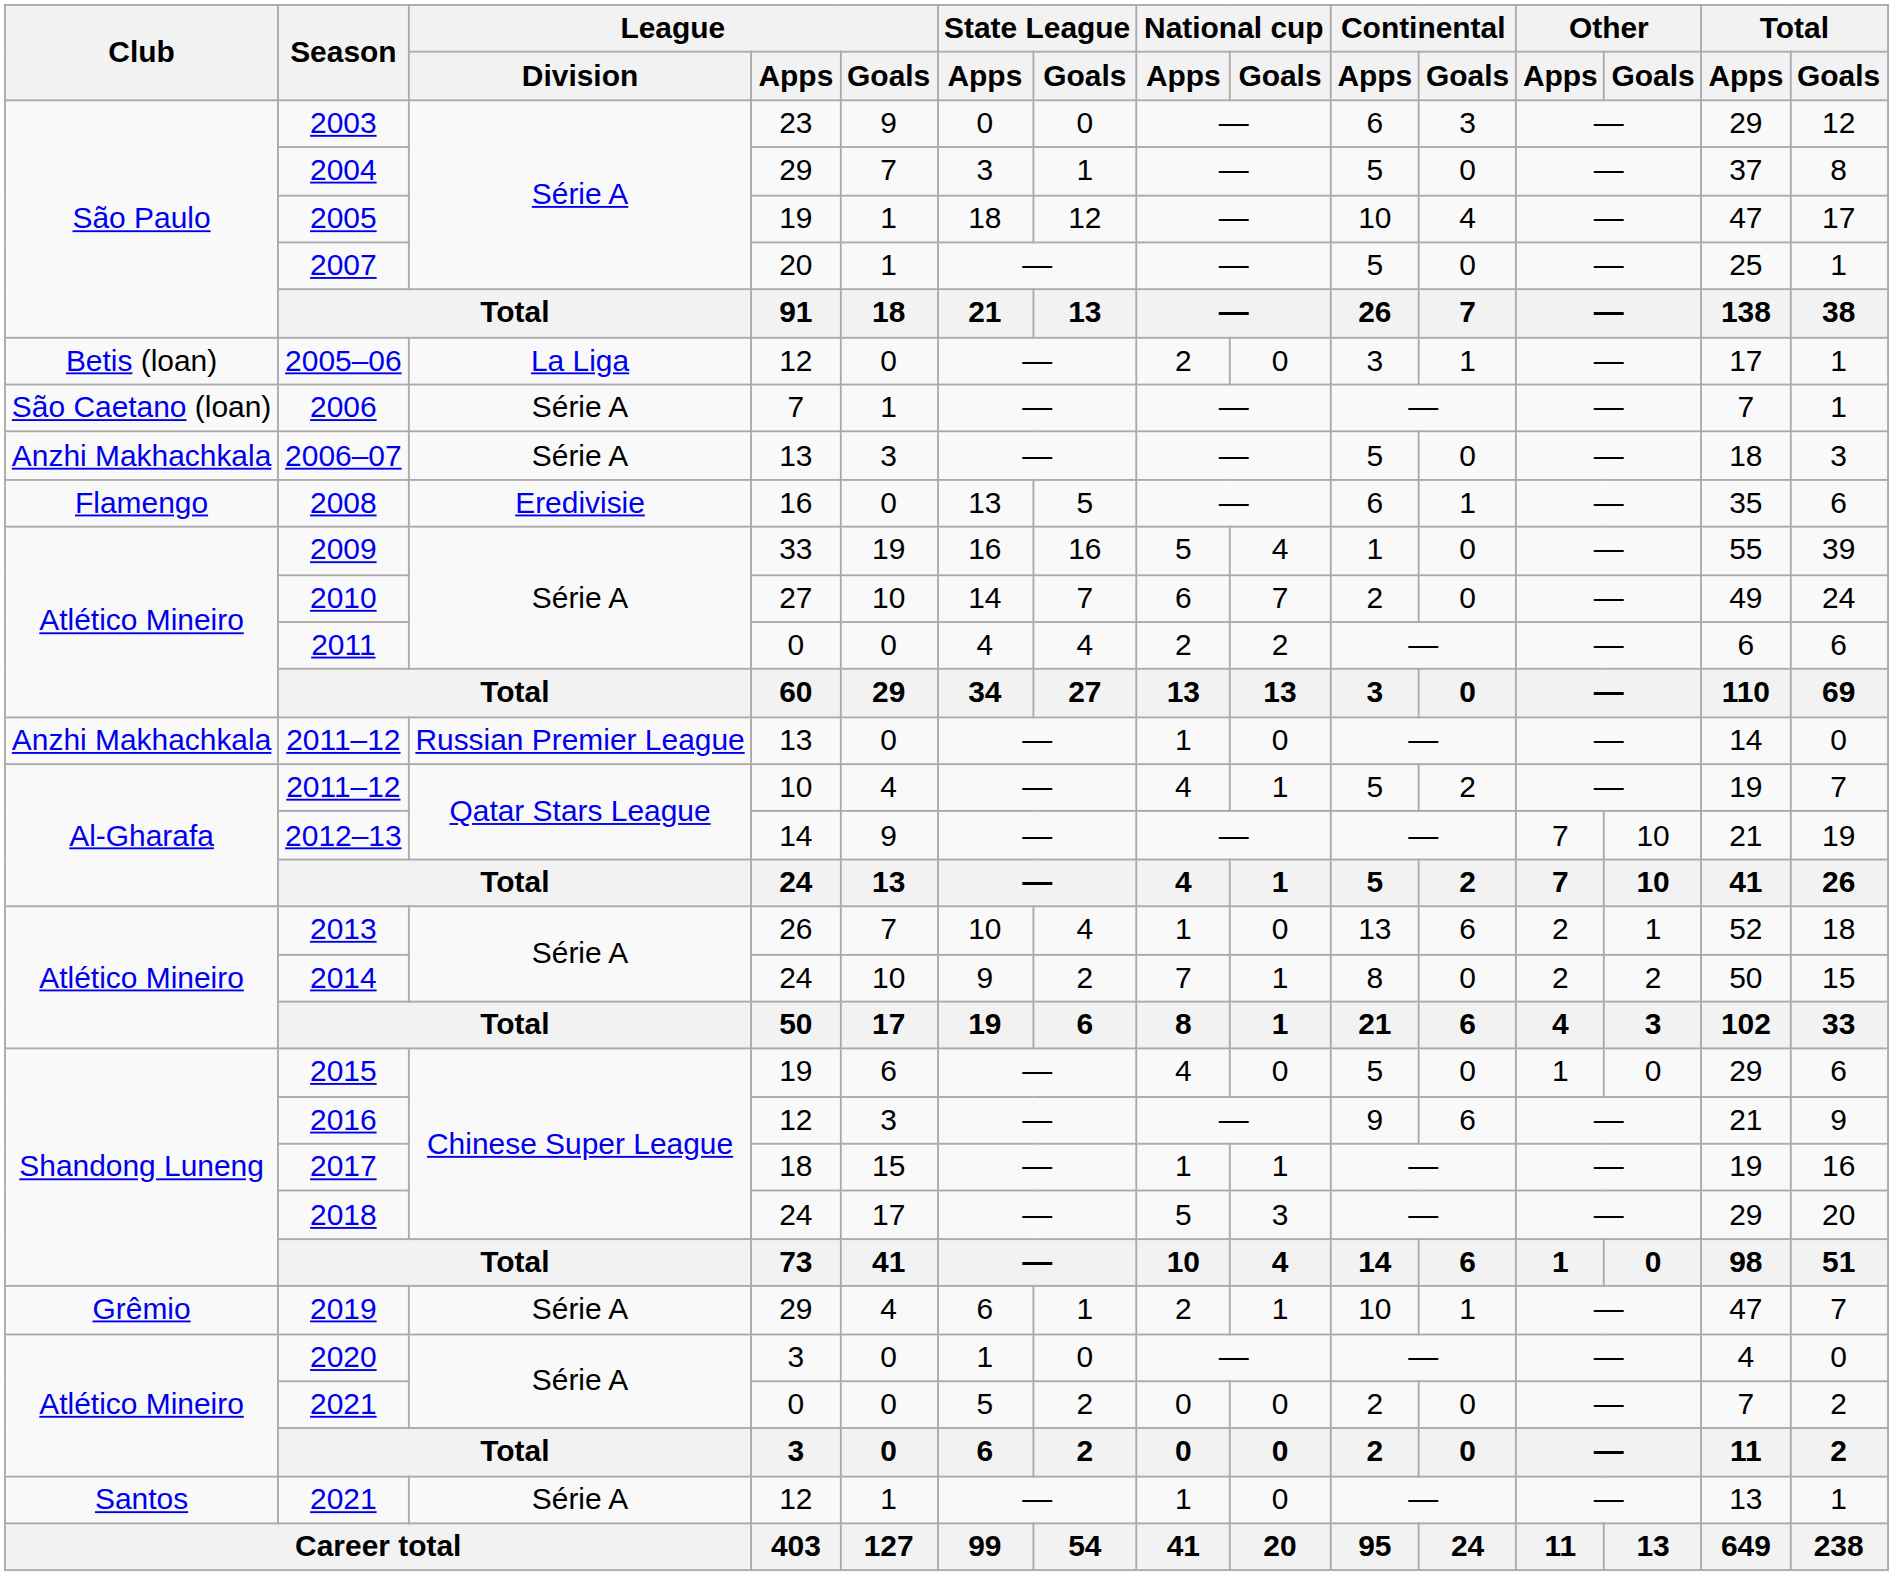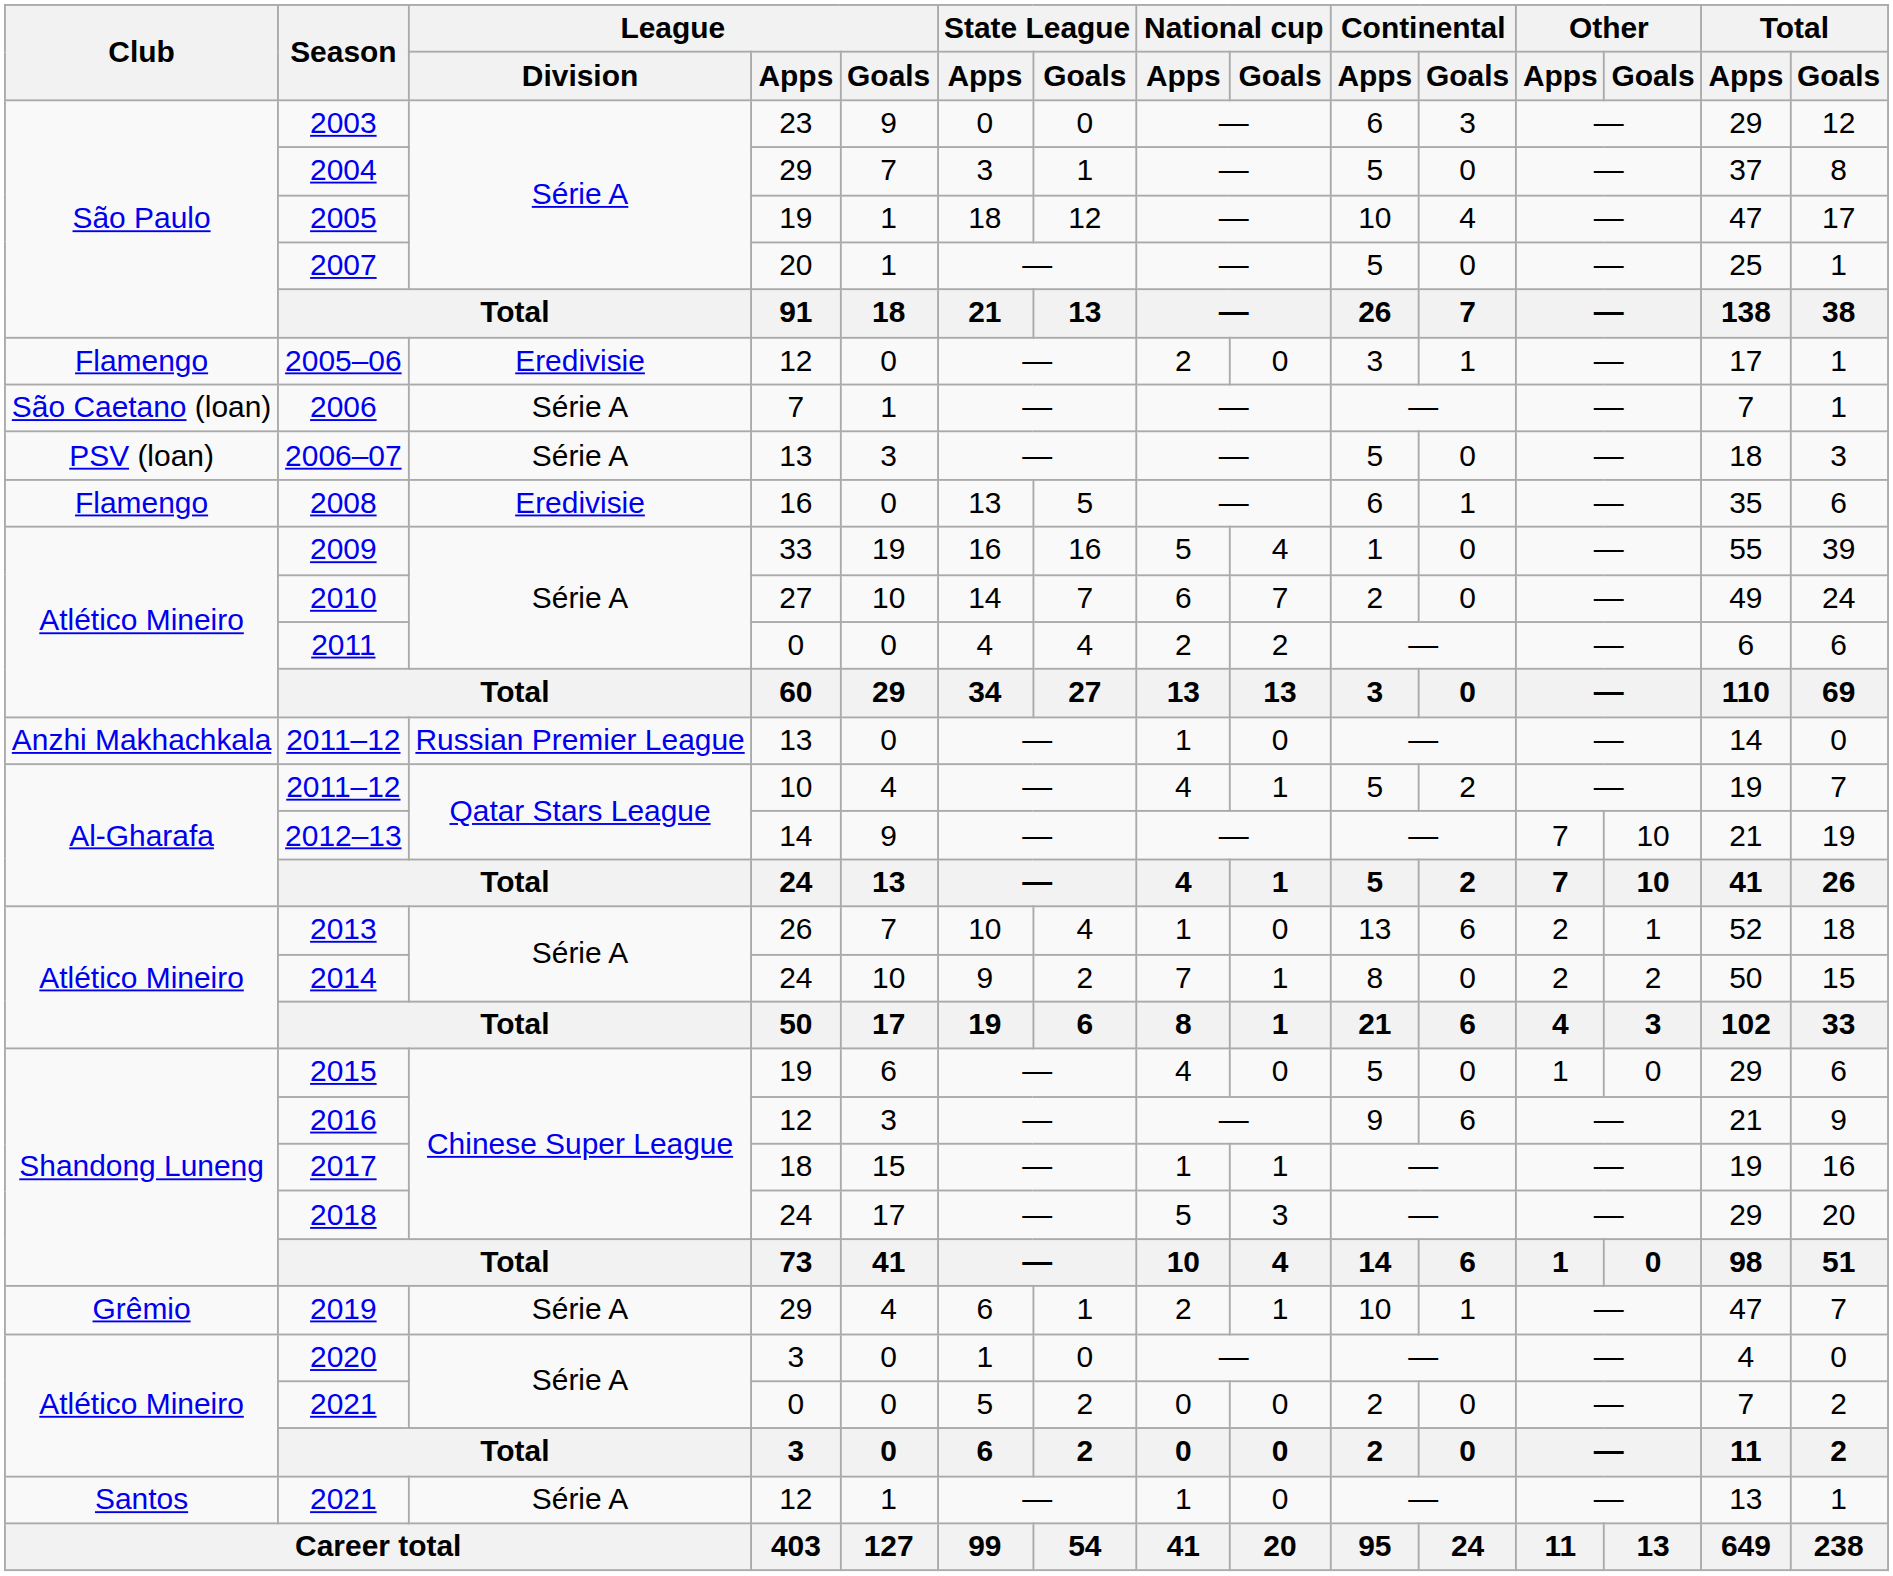(142, 360) Betis (loan) -> (142, 360) Flamengo
(580, 360) La Liga -> (580, 360) Eredivisie
(142, 455) Anzhi Makhachkala -> (142, 455) PSV (loan)
